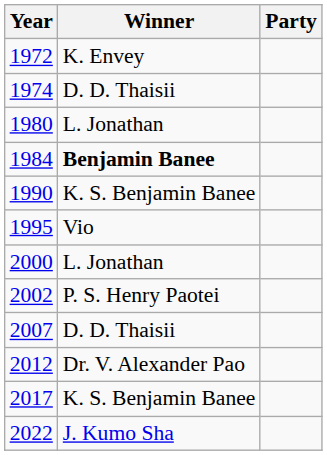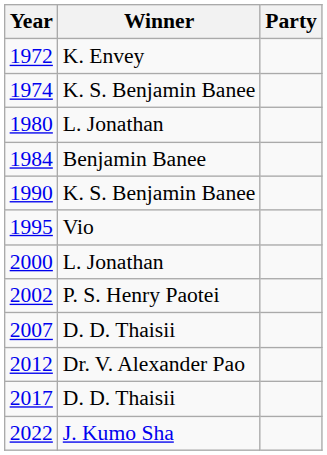(119, 90) D. D. Thaisii -> (159, 90) K. S. Benjamin Banee
(139, 158) bold -> (134, 158) normal
(159, 398) K. S. Benjamin Banee -> (119, 398) D. D. Thaisii
